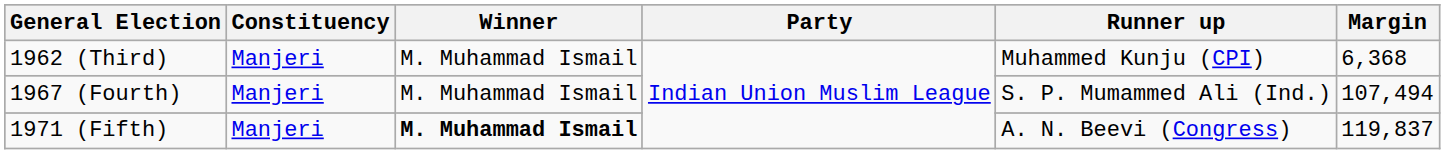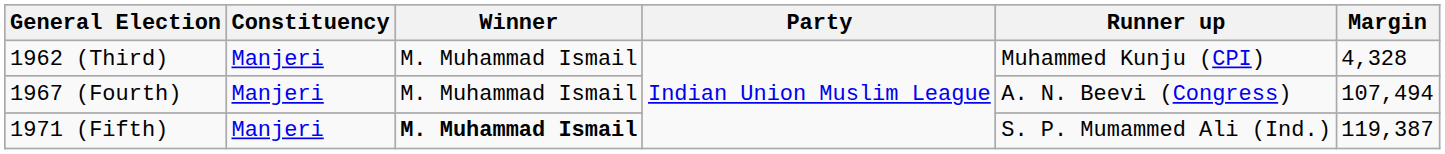(1374, 59) 6,368 -> (1374, 59) 4,328
(1166, 94) S. P. Mumammed Ali (Ind.) -> (1146, 94) A. N. Beevi (Congress)
(1146, 130) A. N. Beevi (Congress) -> (1166, 130) S. P. Mumammed Ali (Ind.)
(1387, 130) 119,837 -> (1387, 130) 119,387
